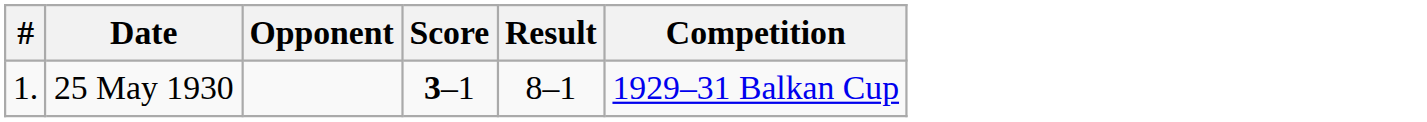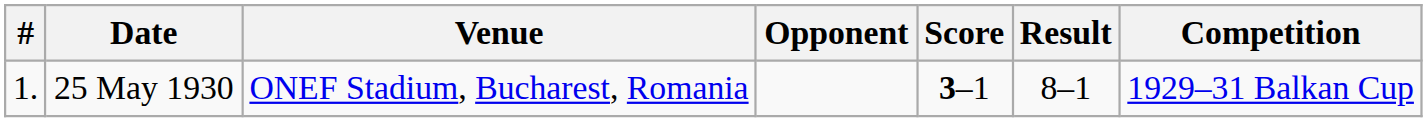+ column: (499, 32)
